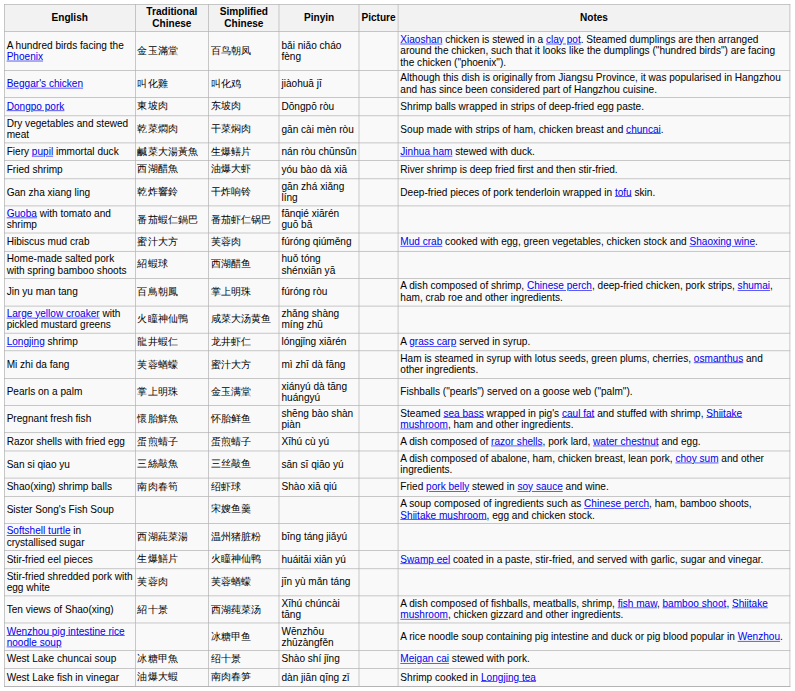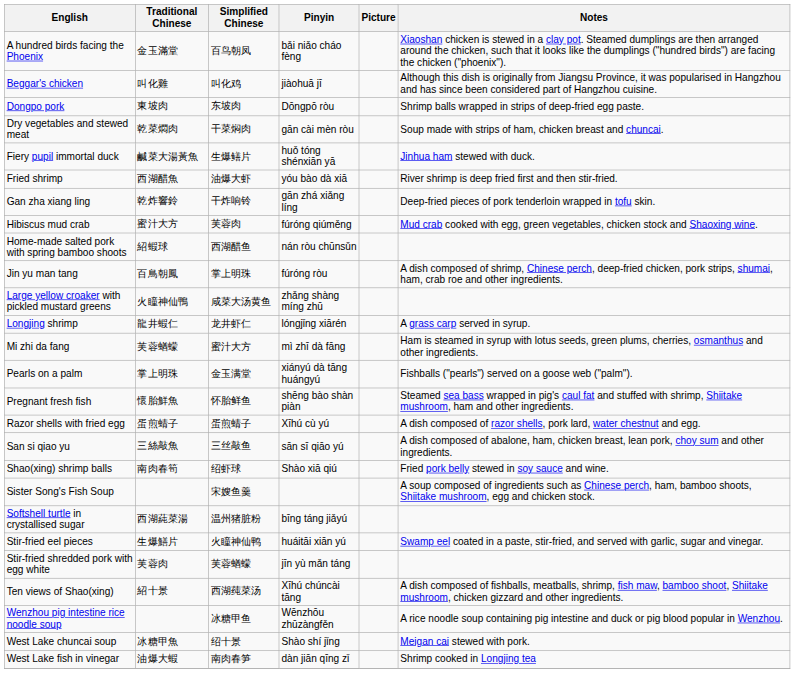(319, 151) nán ròu chūnsǔn -> (308, 156) huǒ tóng shénxiān yā
- row: (59, 219)
(308, 264) huǒ tóng shénxiān yā -> (319, 247) nán ròu chūnsǔn
